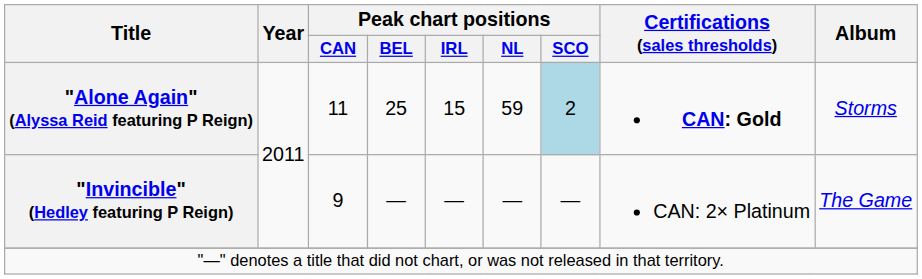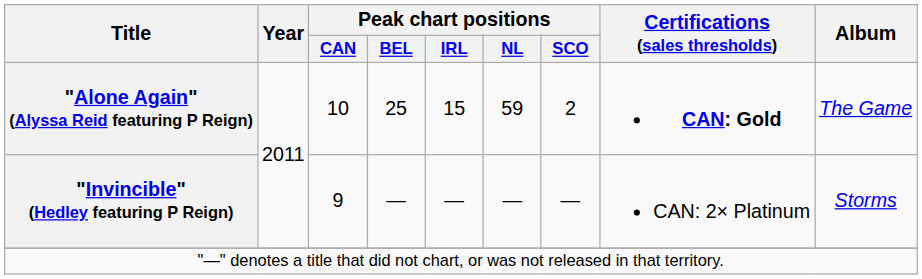(338, 108) 11 -> (338, 108) 10
(570, 108) lightblue background -> (570, 108) no background
(866, 108) Storms -> (866, 108) The Game
(866, 201) The Game -> (866, 201) Storms
